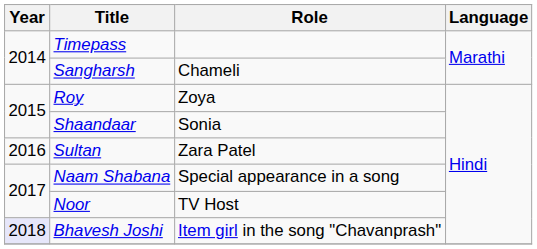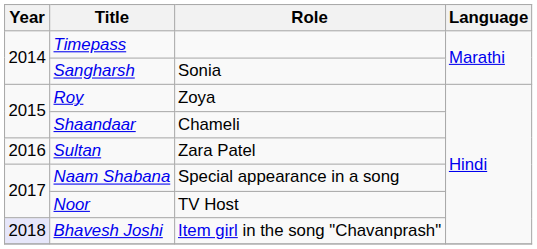(209, 71) Chameli -> (199, 71) Sonia
(199, 124) Sonia -> (209, 124) Chameli
